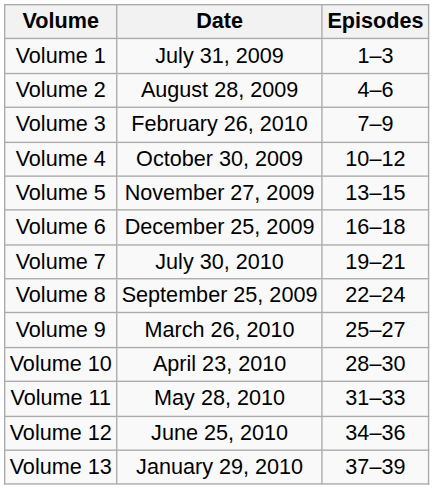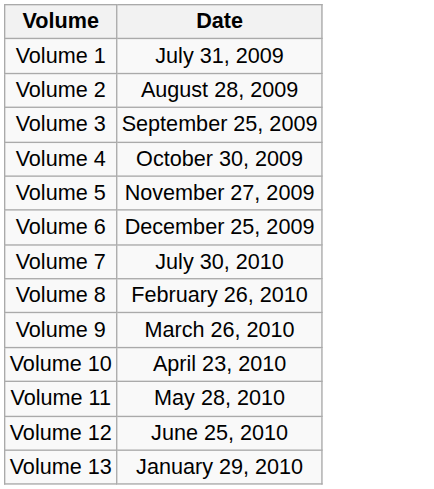- column: (375, 21)
(220, 124) February 26, 2010 -> (220, 124) September 25, 2009
(220, 295) September 25, 2009 -> (220, 295) February 26, 2010
